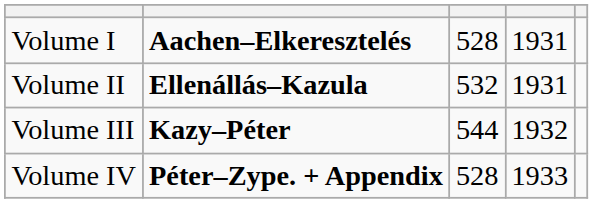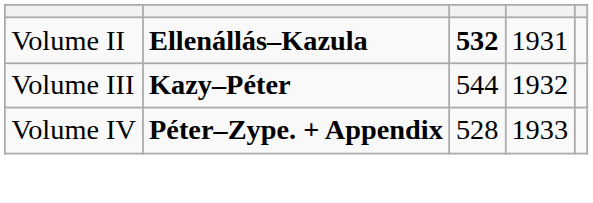- row: (63, 40)
(477, 84) normal -> (477, 40) bold
